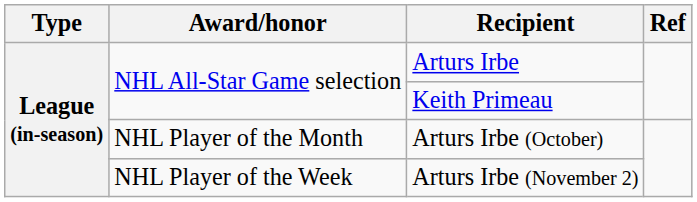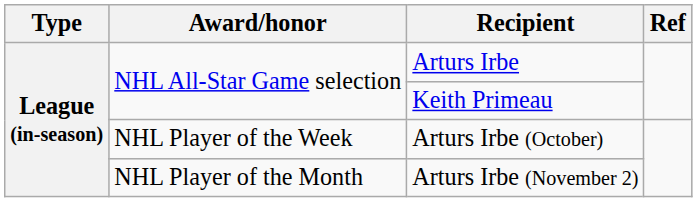(239, 138) NHL Player of the Month -> (233, 138) NHL Player of the Week
(233, 176) NHL Player of the Week -> (239, 176) NHL Player of the Month
